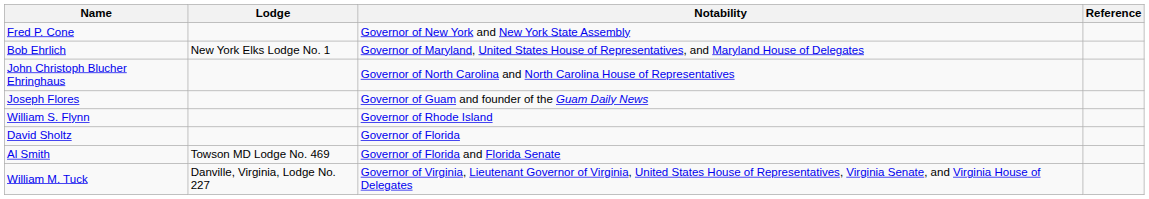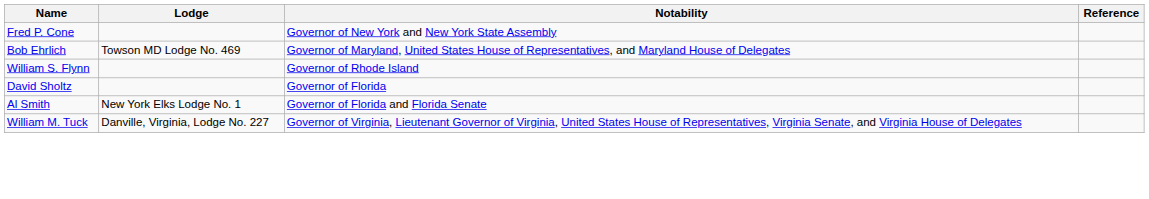(260, 50) New York Elks Lodge No. 1 -> (171, 50) Towson MD Lodge No. 469
- row: (67, 74)
- row: (43, 99)
(260, 154) Towson MD Lodge No. 469 -> (171, 104) New York Elks Lodge No. 1
